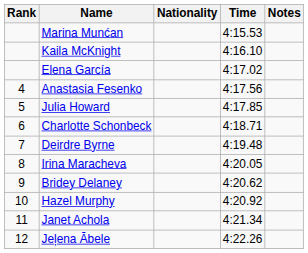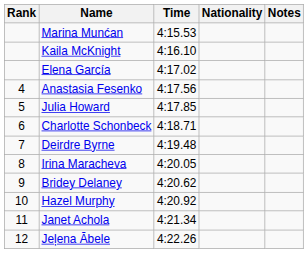columns swapped: (187, 13) <-> (243, 13)
